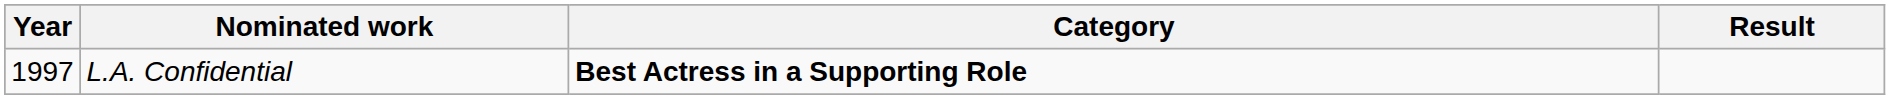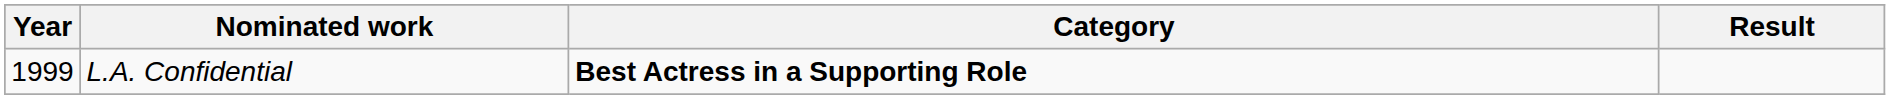(42, 71) 1997 -> (42, 71) 1999
